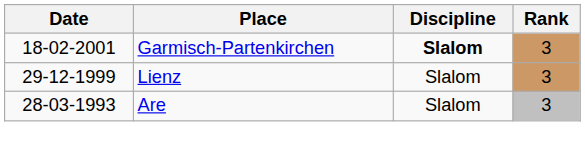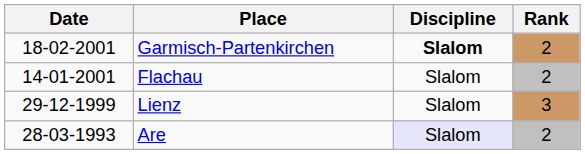(546, 47) 3 -> (546, 47) 2
+ row: (170, 76)
(453, 105) no background -> (453, 134) lavender background
(546, 105) 3 -> (546, 134) 2
